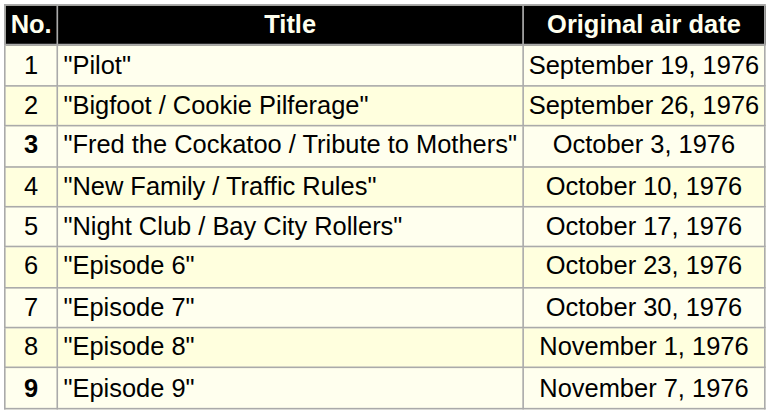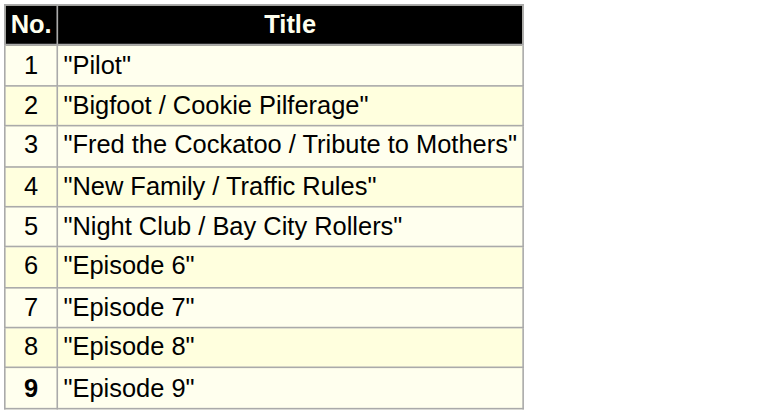- column: (644, 24)
(31, 145) bold -> (31, 145) normal
